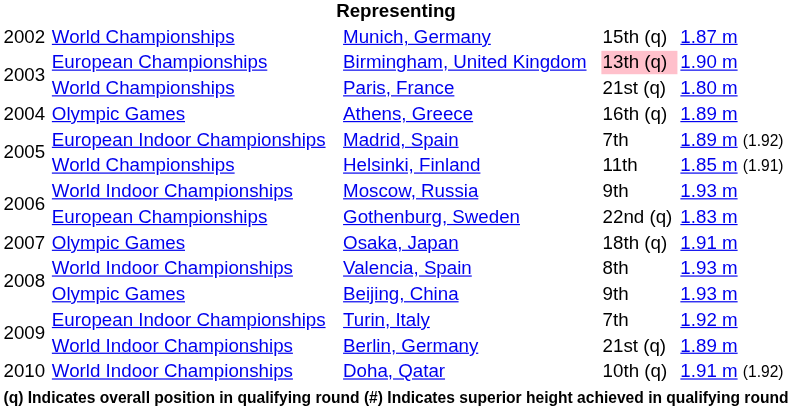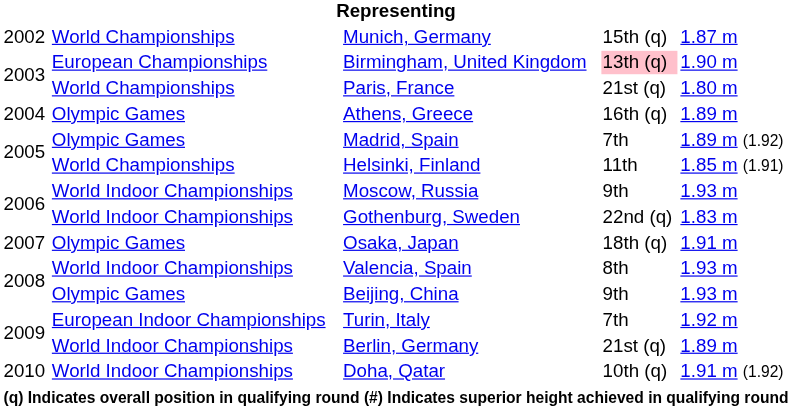(189, 139) European Indoor Championships -> (118, 139) Olympic Games
(160, 216) European Championships -> (172, 216) World Indoor Championships
